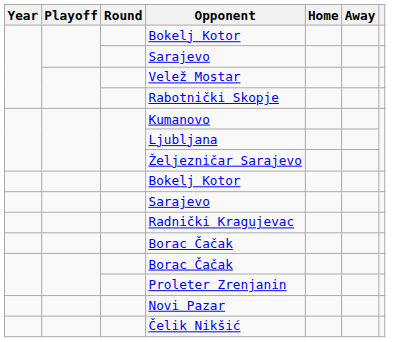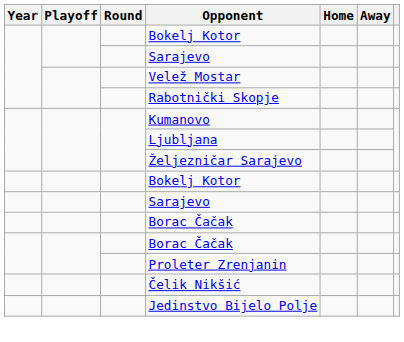- row: (23, 223)
- row: (23, 306)
+ row: (23, 306)
